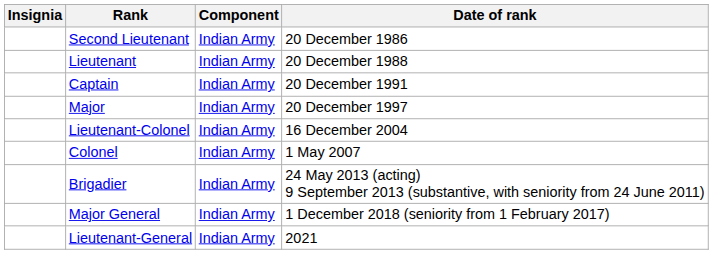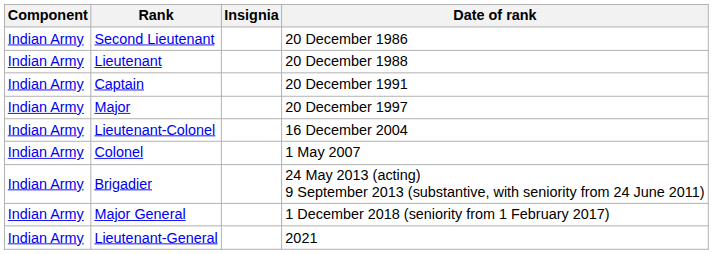columns swapped: (35, 15) <-> (239, 15)
